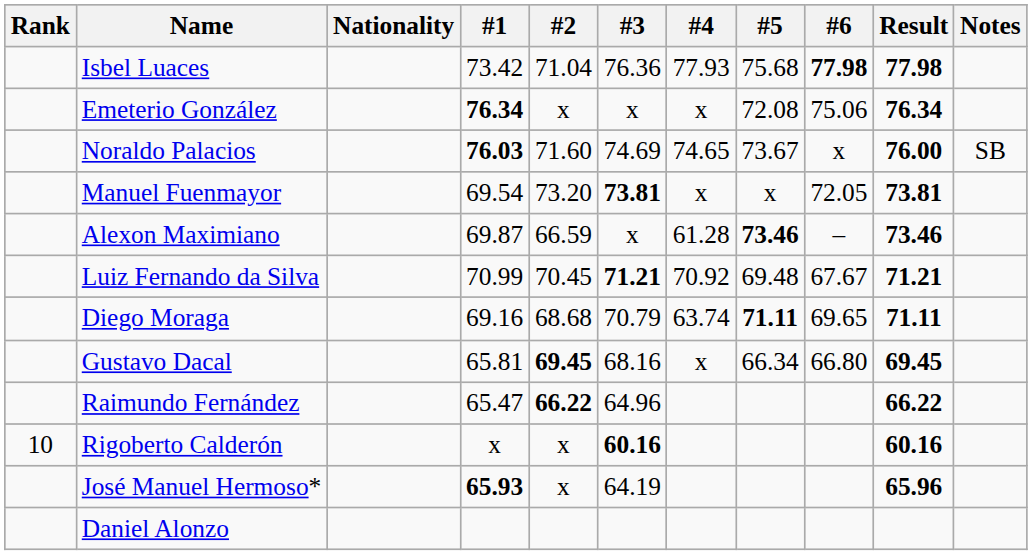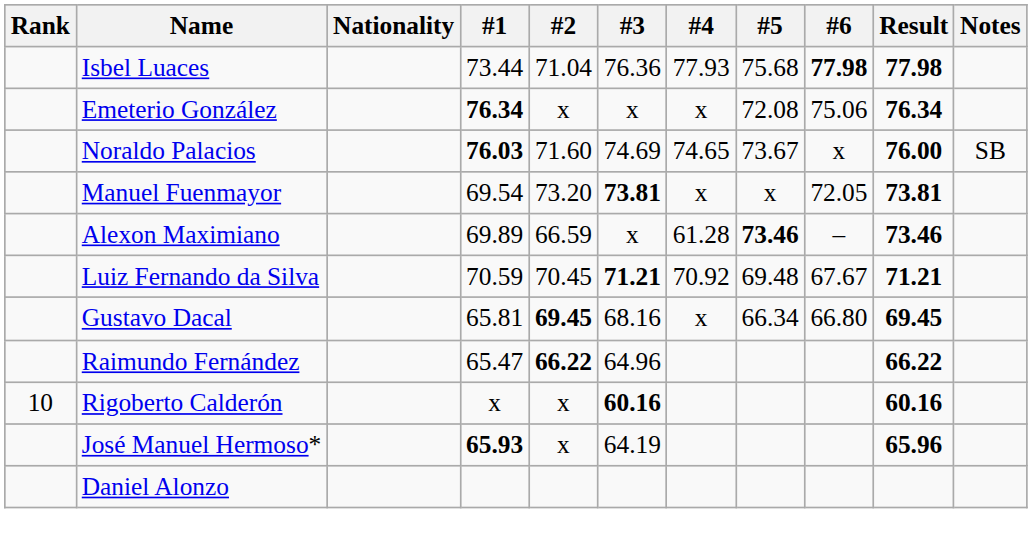(495, 67) 73.42 -> (495, 67) 73.44
(495, 234) 69.87 -> (495, 234) 69.89
(495, 276) 70.99 -> (495, 276) 70.59
- row: (155, 318)
